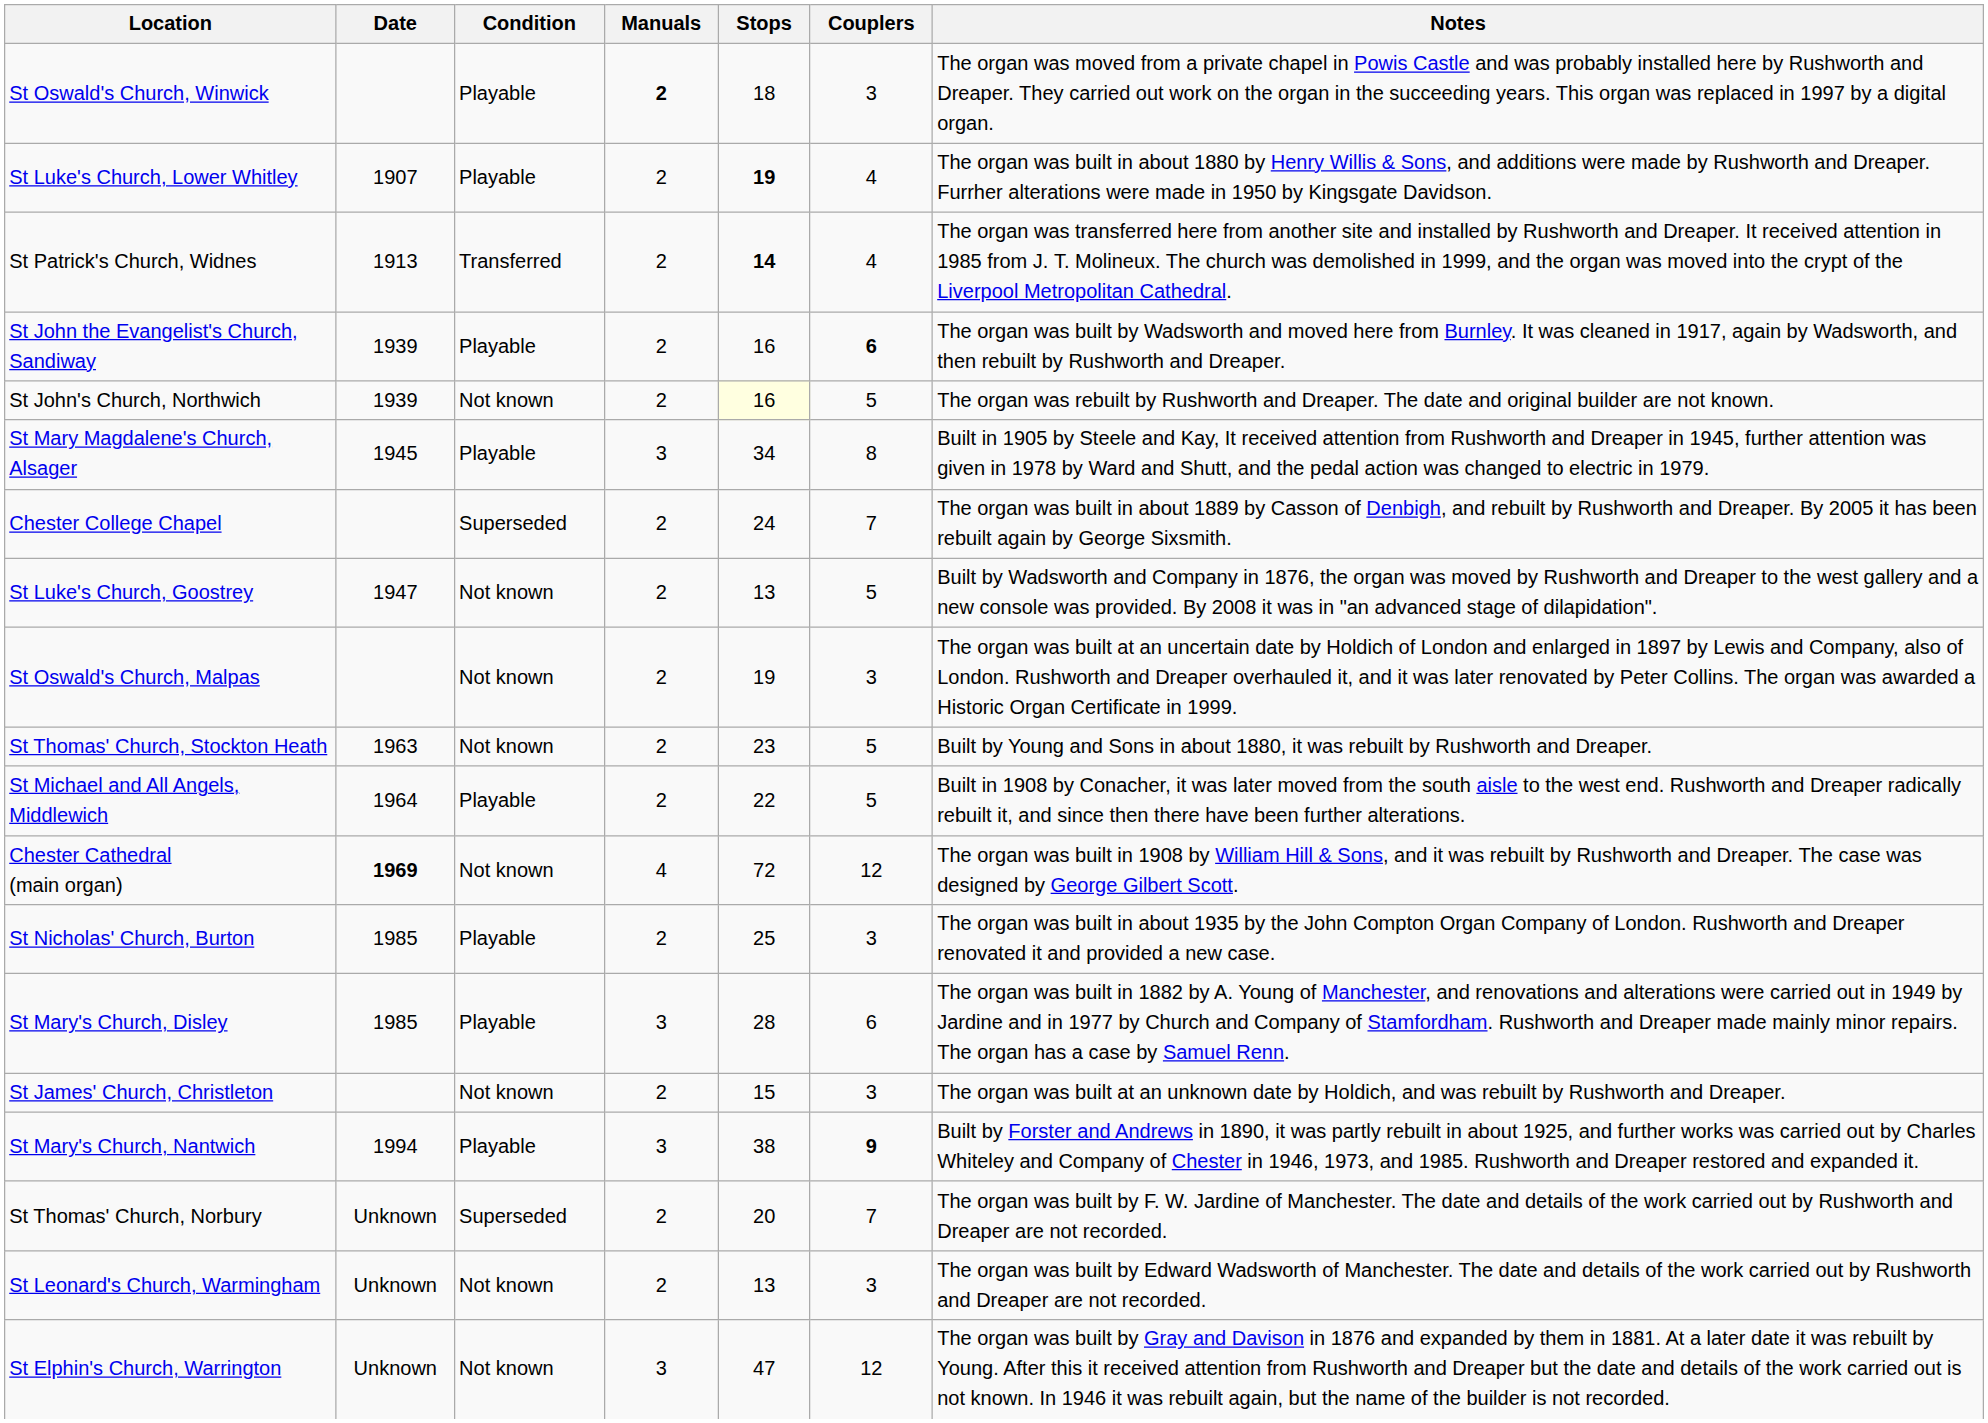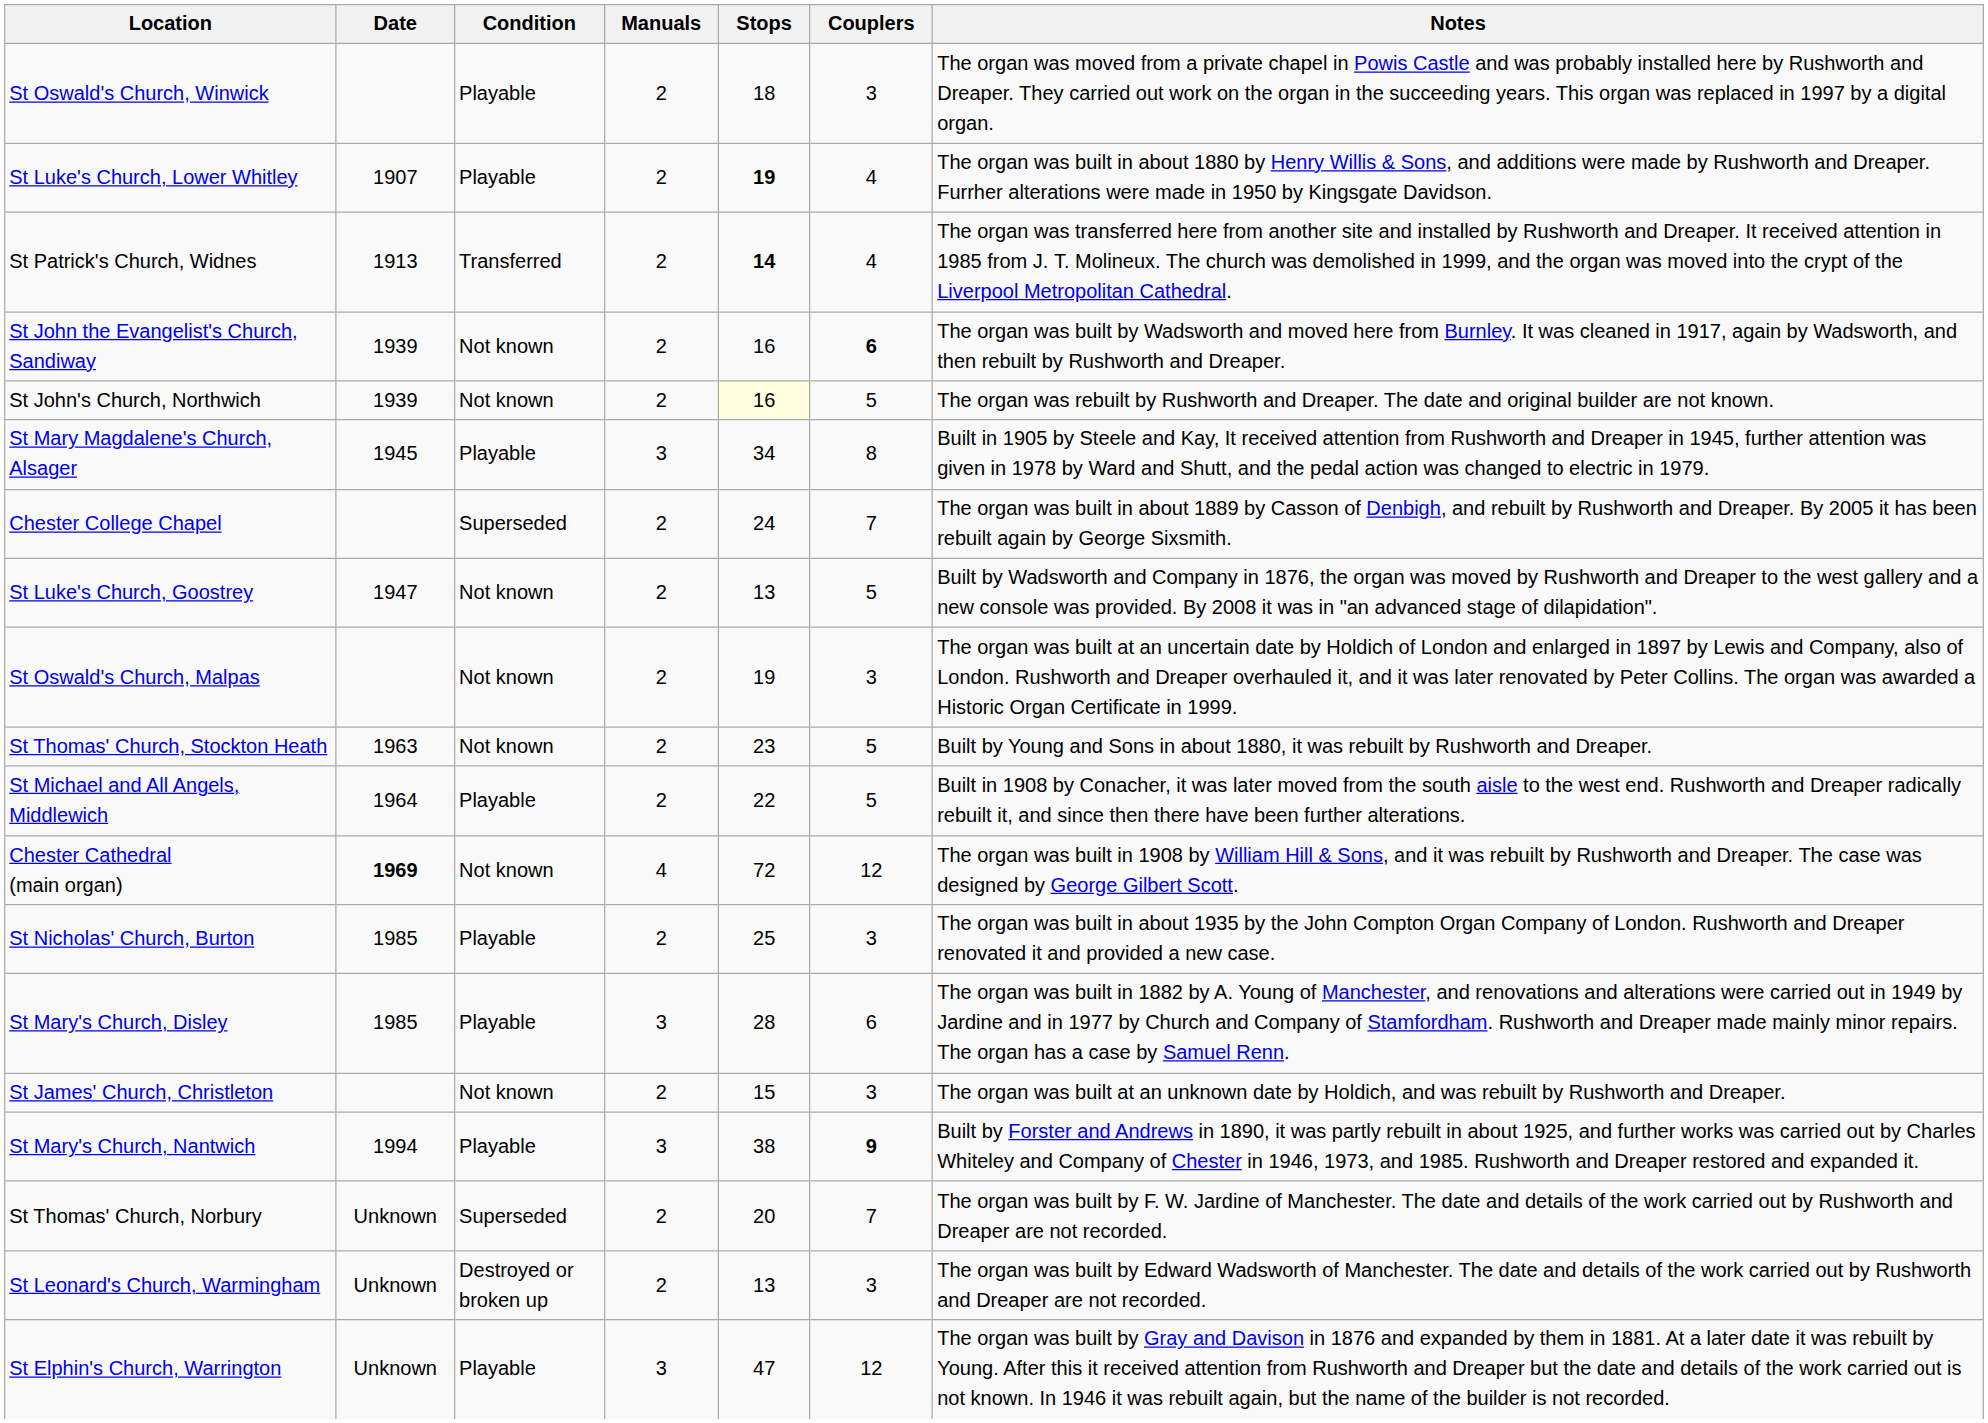(661, 93) bold -> (661, 93) normal
(497, 345) Playable -> (506, 345) Not known
(506, 1285) Not known -> (516, 1285) Destroyed or broken up
(506, 1369) Not known -> (497, 1369) Playable
